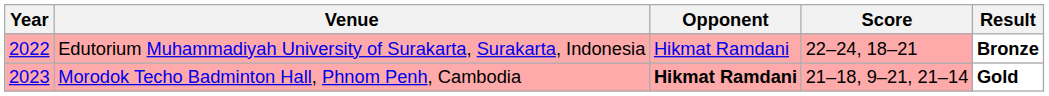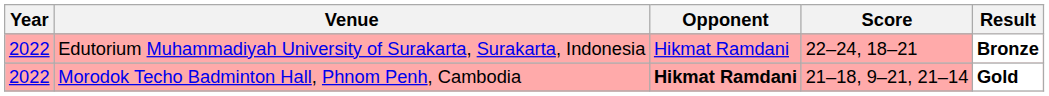(29, 77) 2023 -> (29, 77) 2022
